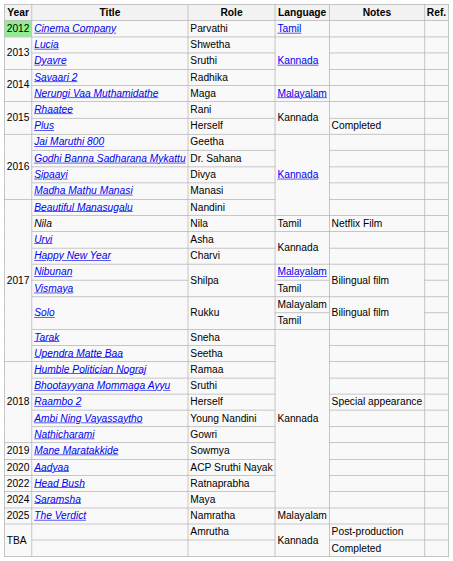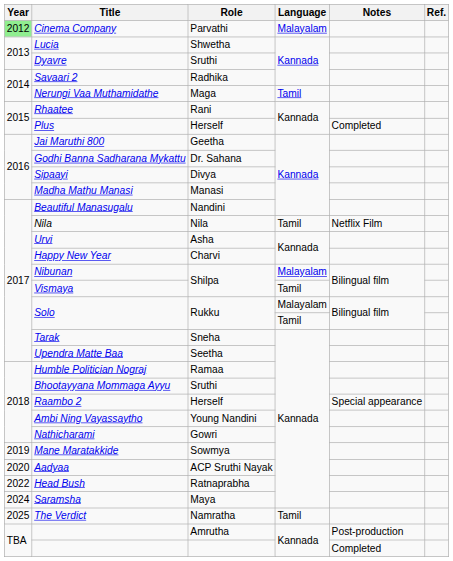(289, 28) Tamil -> (302, 28) Malayalam
(302, 93) Malayalam -> (289, 93) Tamil
(302, 516) Malayalam -> (289, 516) Tamil
